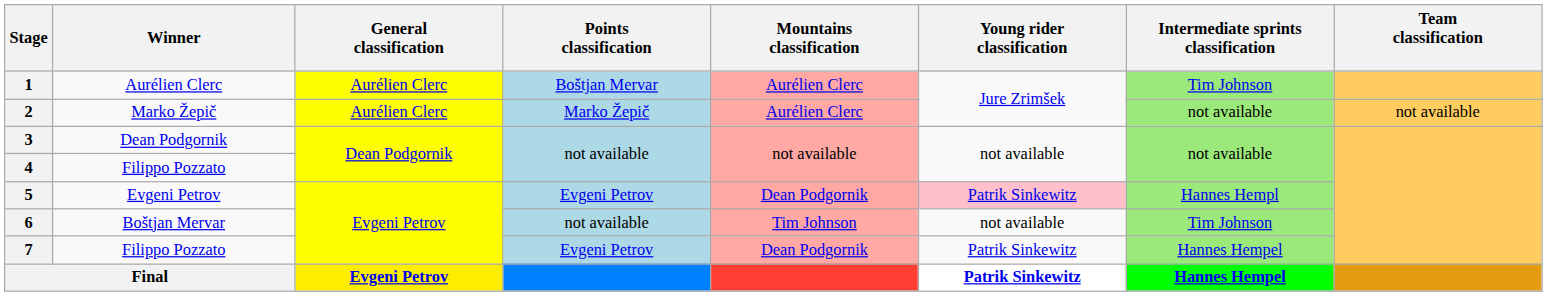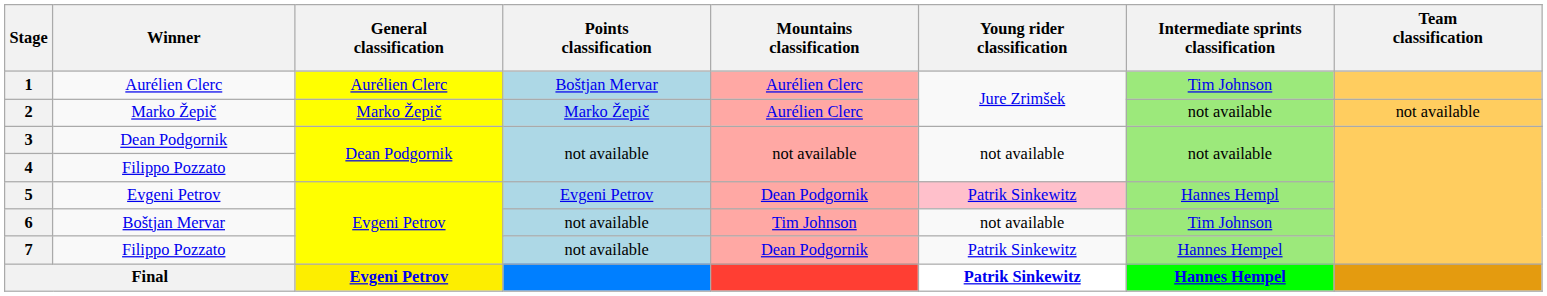(399, 112) Aurélien Clerc -> (399, 112) Marko Žepič
(607, 250) Evgeni Petrov -> (607, 250) not available
